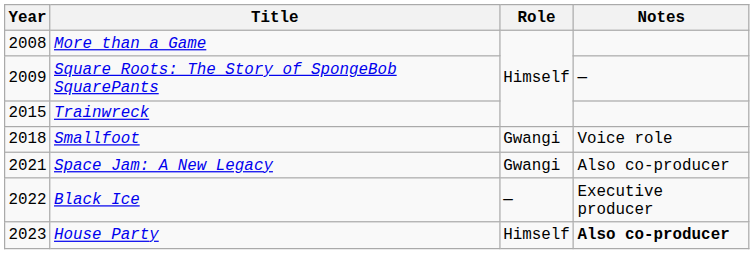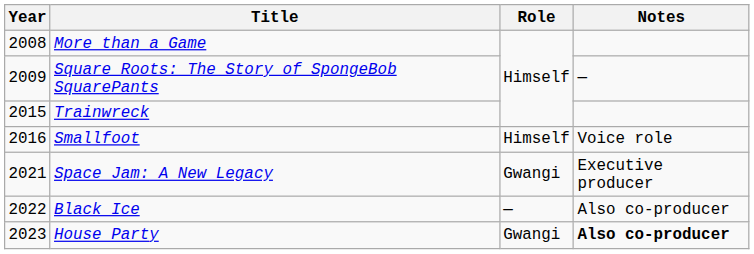(27, 139) 2018 -> (27, 139) 2016
(532, 139) Gwangi -> (537, 139) Himself
(654, 165) Also co-producer -> (620, 174) Executive producer
(620, 200) Executive producer -> (654, 209) Also co-producer
(537, 235) Himself -> (532, 235) Gwangi
